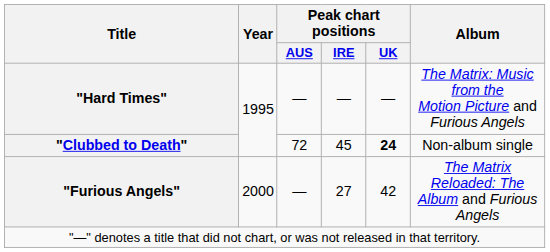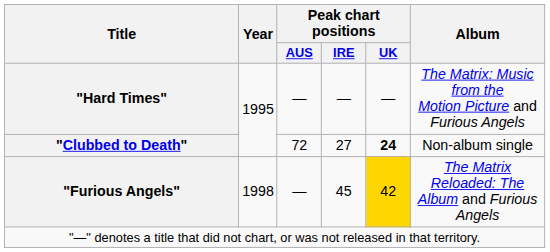(344, 145) 45 -> (344, 145) 27
(258, 191) 2000 -> (258, 191) 1998
(344, 191) 27 -> (344, 191) 45
(388, 191) no background -> (388, 191) gold background
